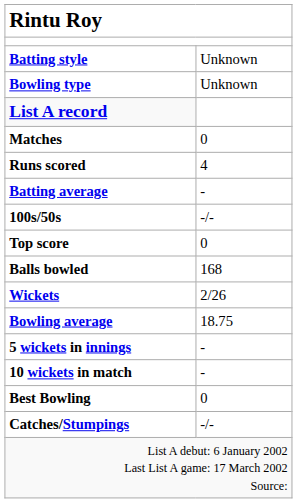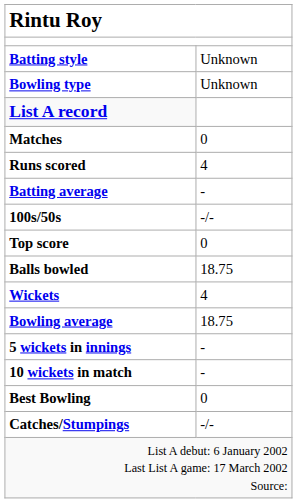(211, 268) 168 -> (217, 268) 18.75
(213, 294) 2/26 -> (204, 294) 4
